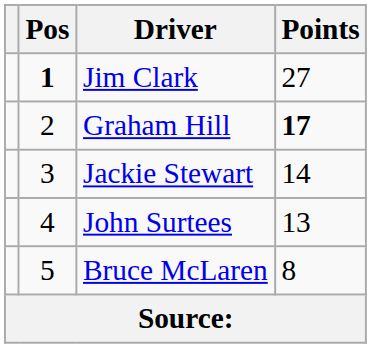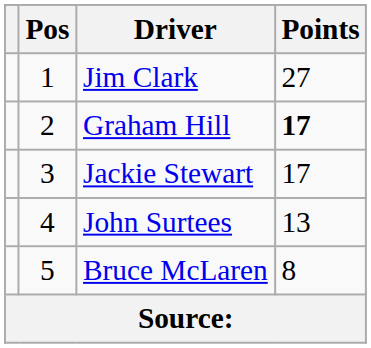(47, 77) bold -> (47, 77) normal
(296, 173) 14 -> (296, 173) 17
